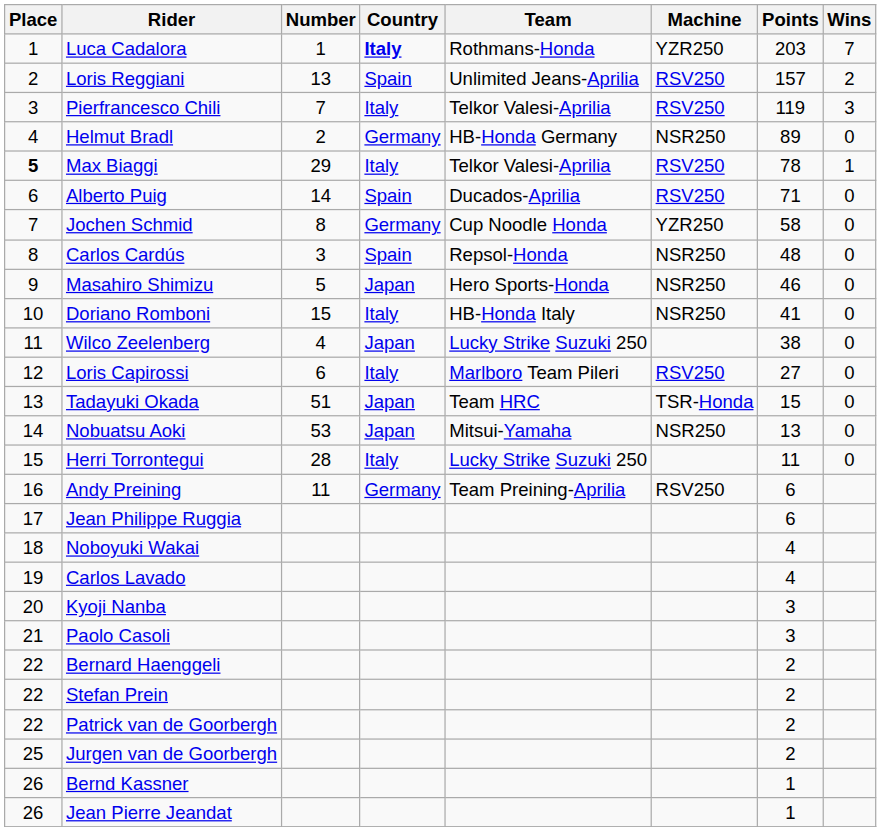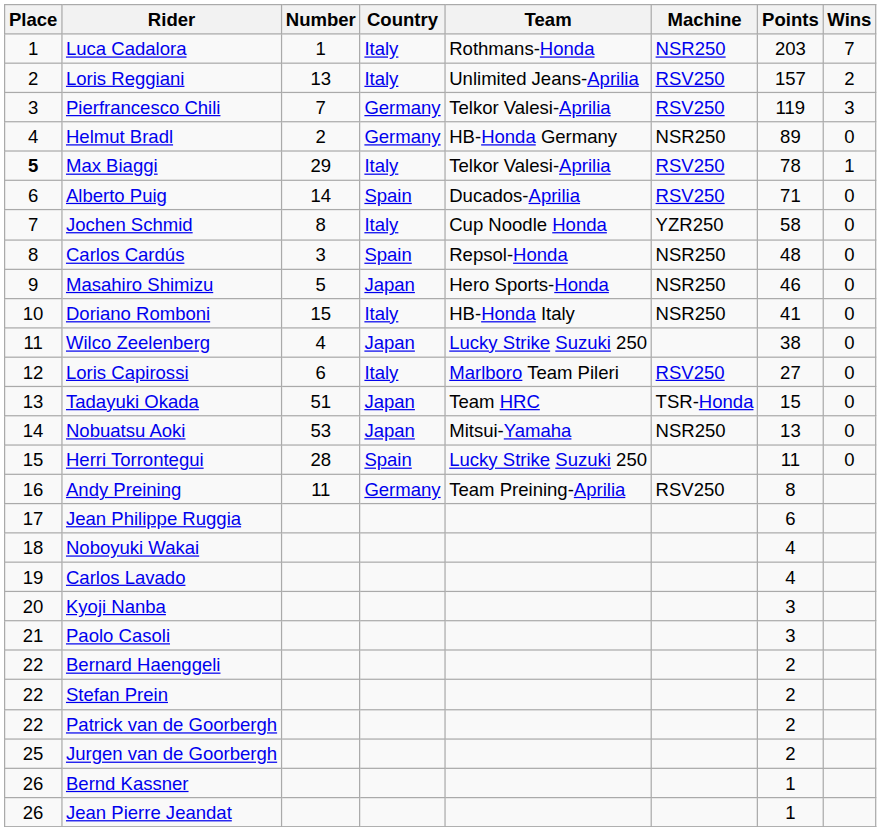(383, 49) bold -> (381, 49) normal
(690, 49) YZR250 -> (691, 49) NSR250
(388, 78) Spain -> (381, 78) Italy
(381, 108) Italy -> (403, 108) Germany
(403, 225) Germany -> (381, 225) Italy
(381, 460) Italy -> (388, 460) Spain
(790, 489) 6 -> (790, 489) 8
